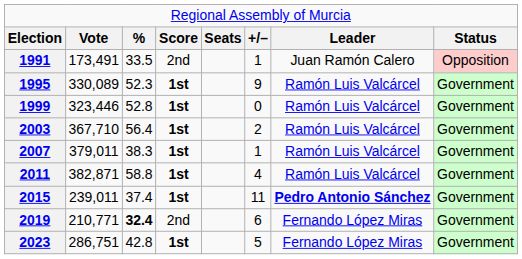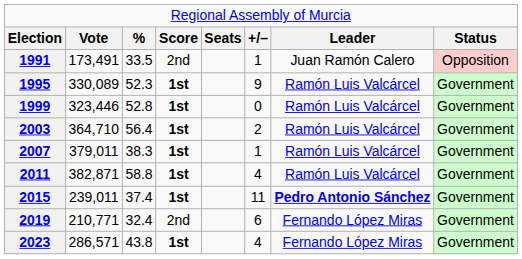(94, 128) 367,710 -> (94, 128) 364,710
(139, 219) bold -> (139, 219) normal
(94, 242) 286,751 -> (94, 242) 286,571
(139, 242) 42.8 -> (139, 242) 43.8
(258, 242) 5 -> (258, 242) 4
